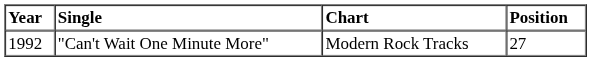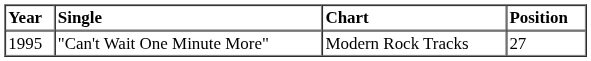(25, 43) 1992 -> (25, 43) 1995
